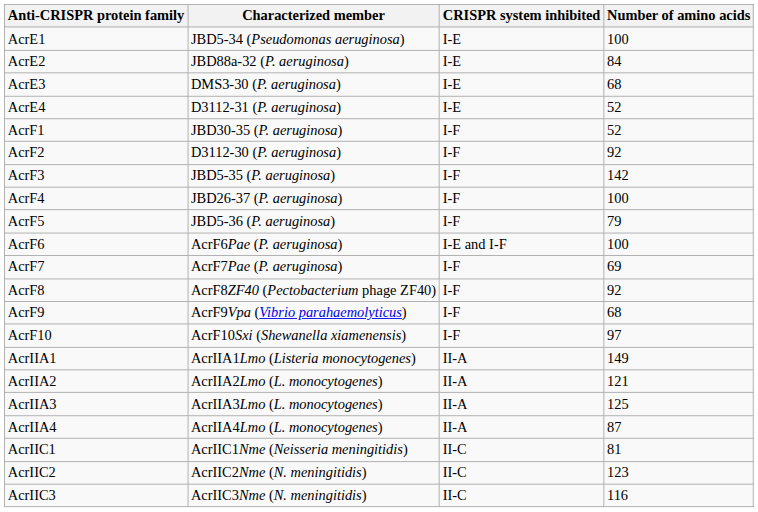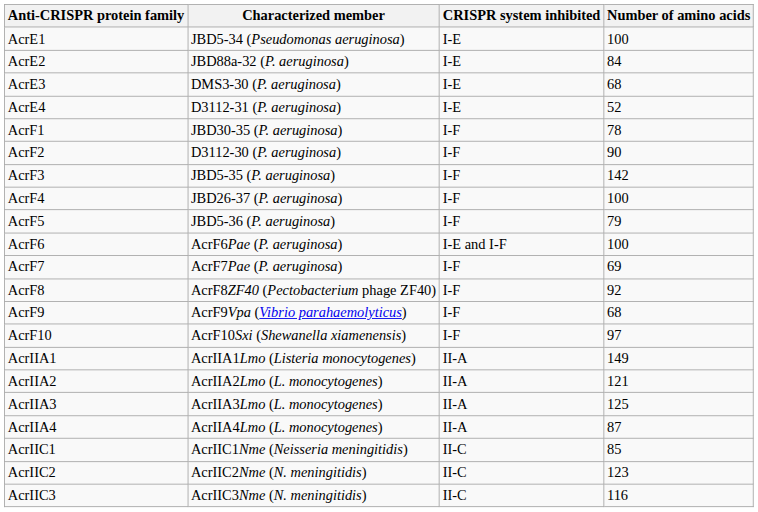(614, 130) 52 -> (614, 130) 78
(614, 152) 92 -> (614, 152) 90
(614, 449) 81 -> (614, 449) 85
